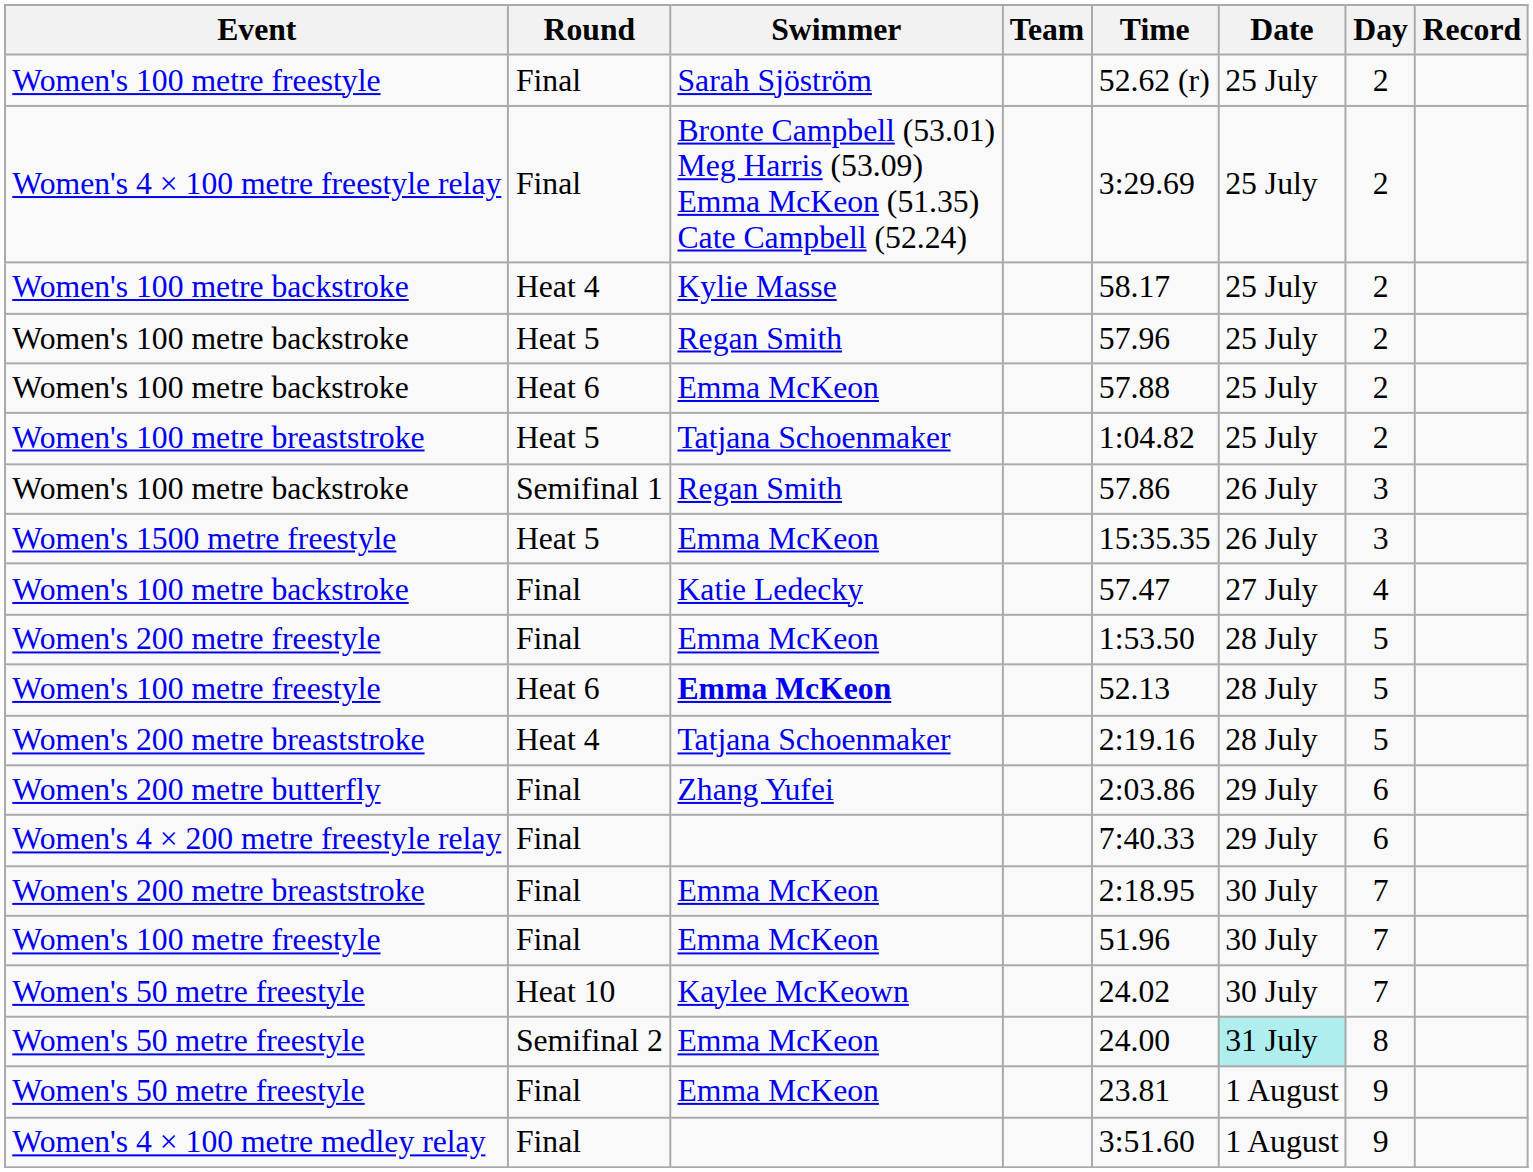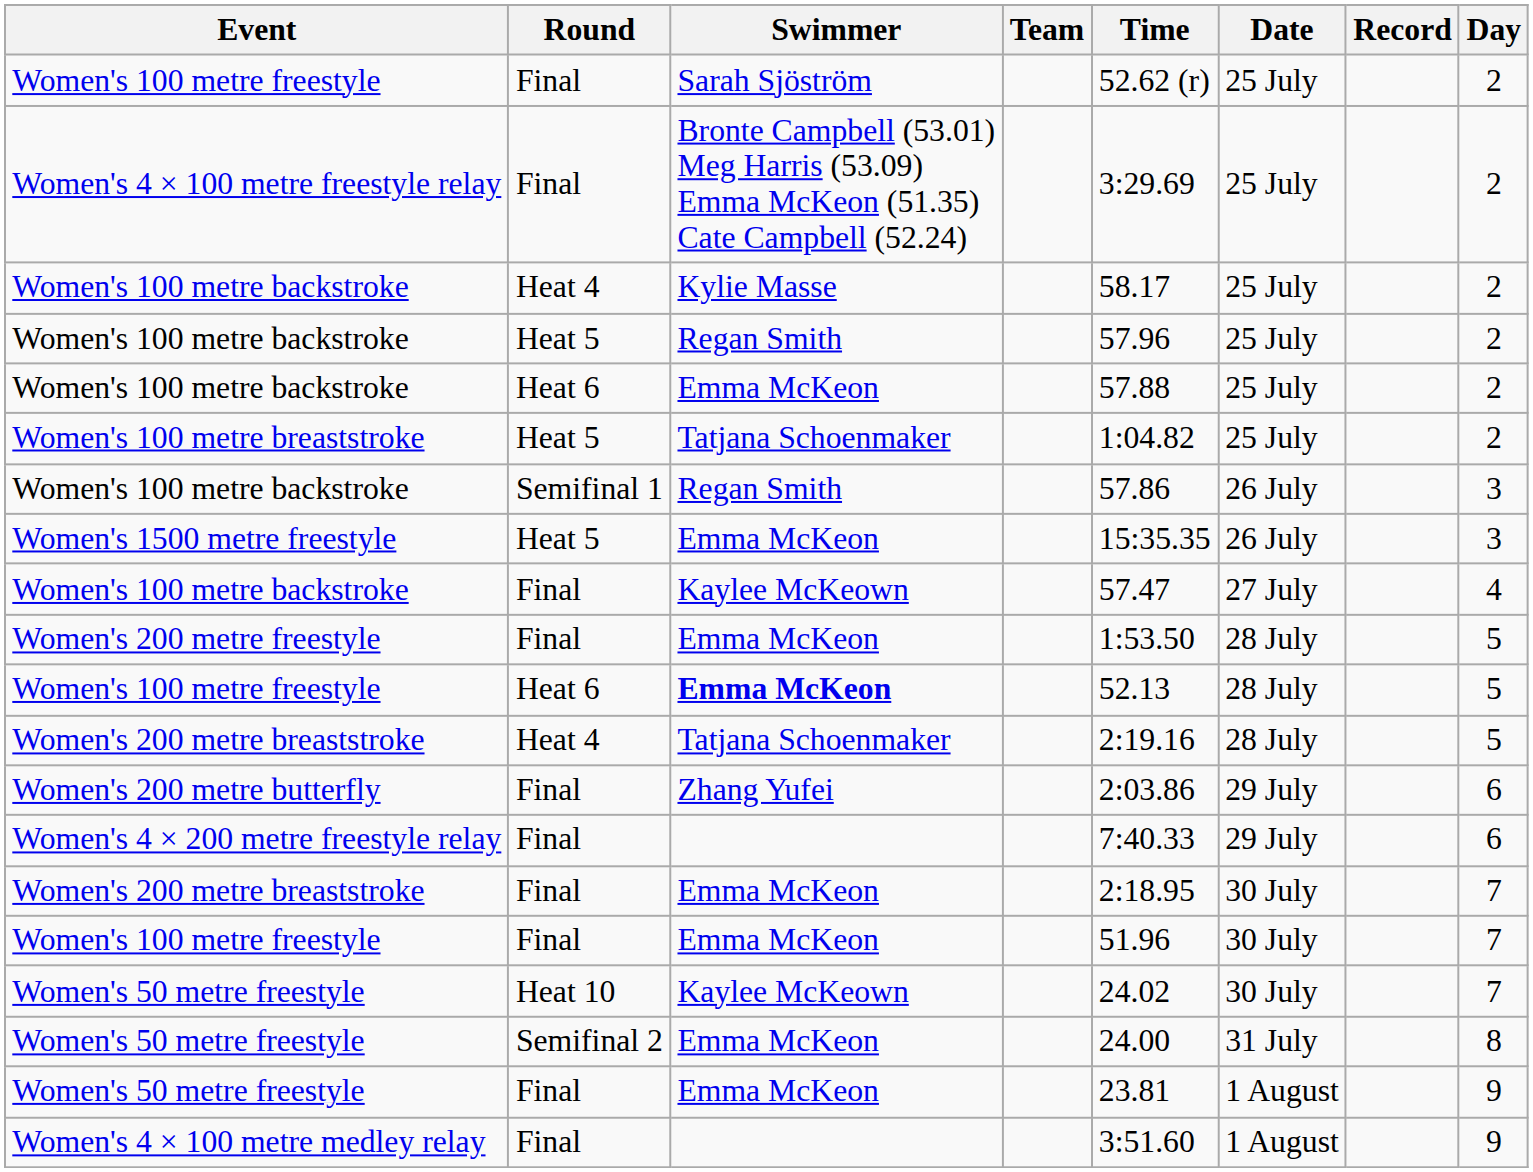columns swapped: (1472, 29) <-> (1381, 29)
(770, 588) Katie Ledecky -> (793, 588) Kaylee McKeown
(1271, 1040) paleturquoise background -> (1271, 1040) no background
